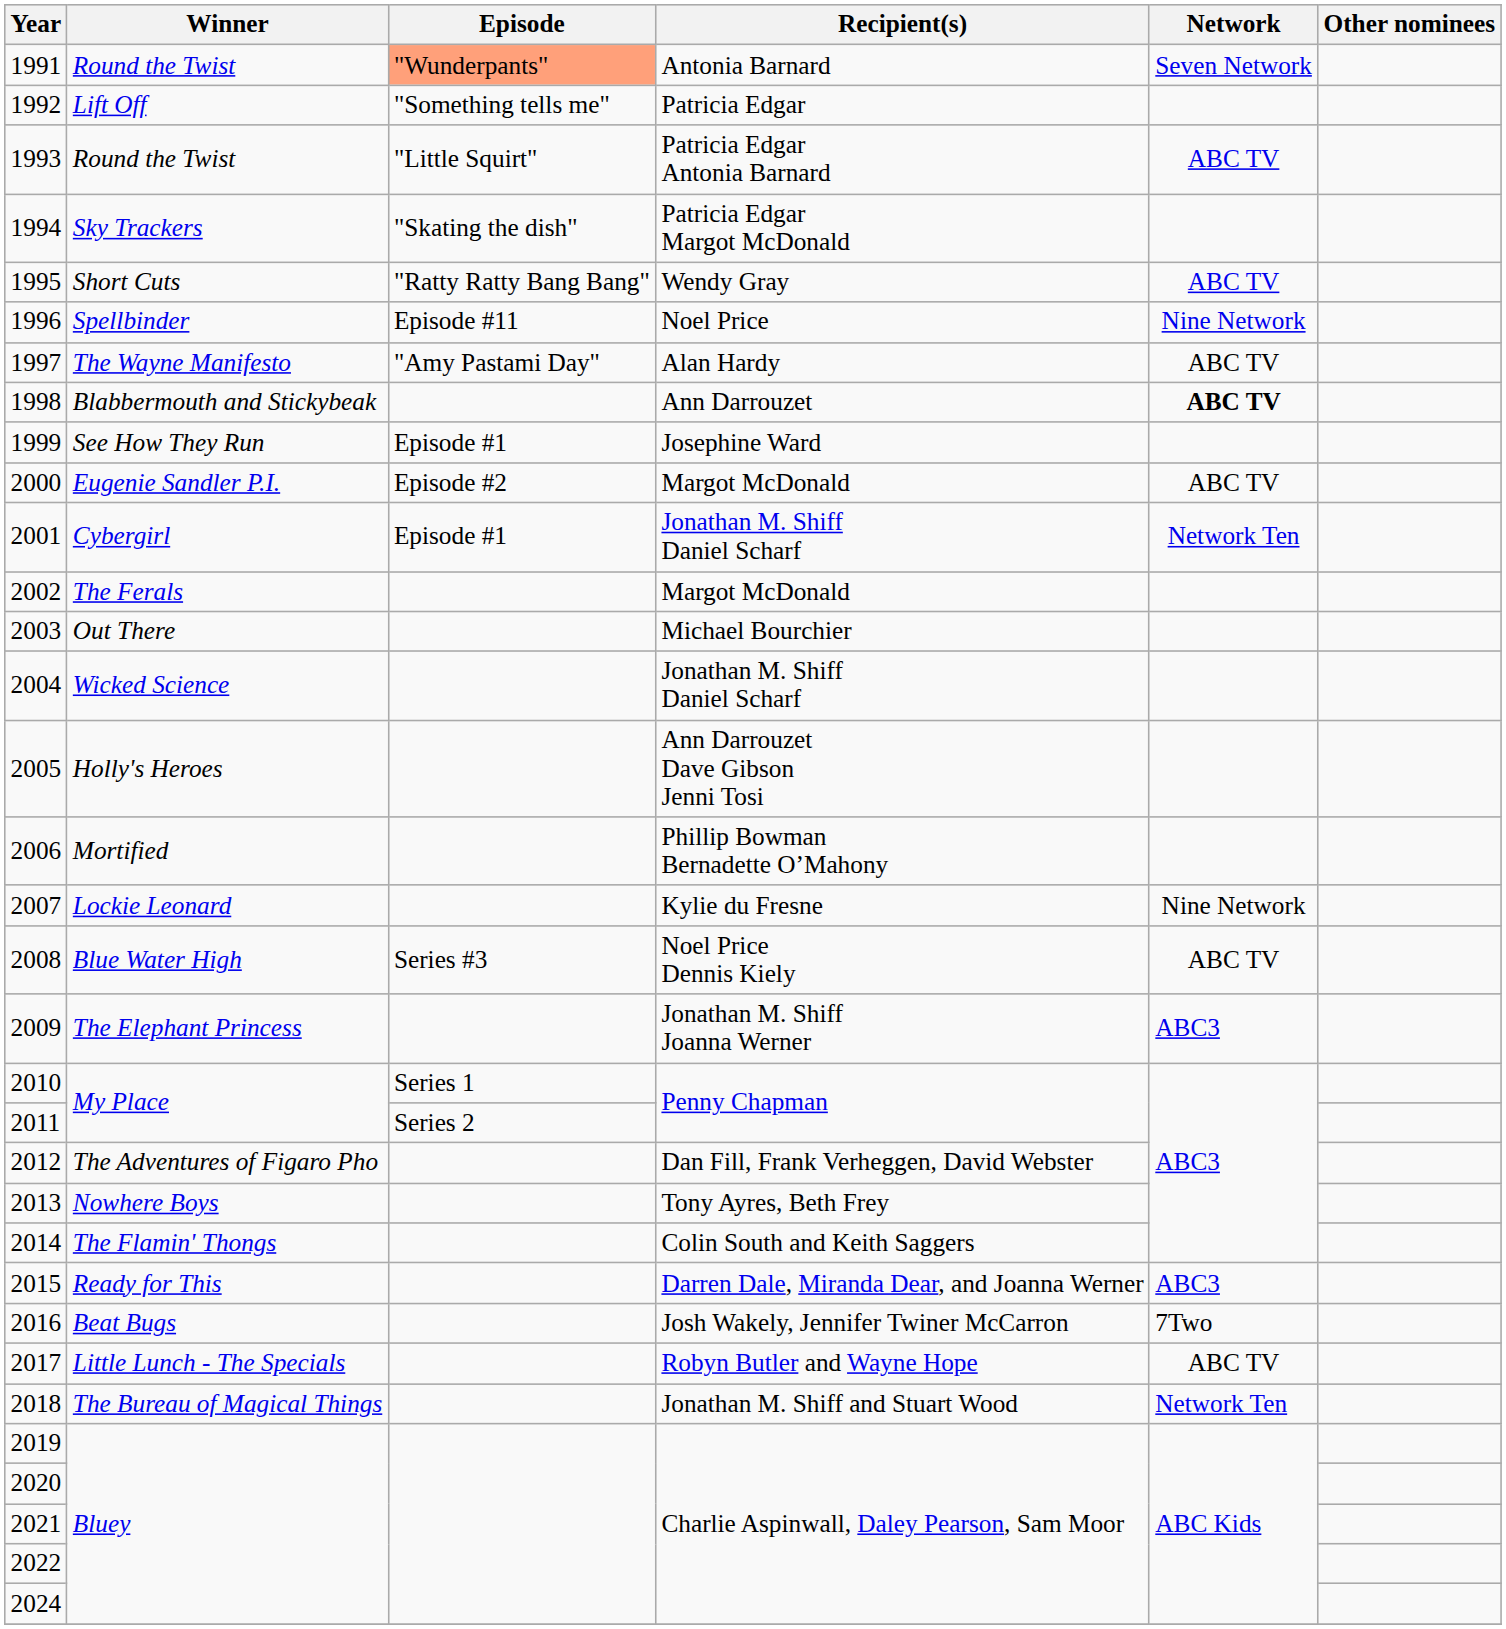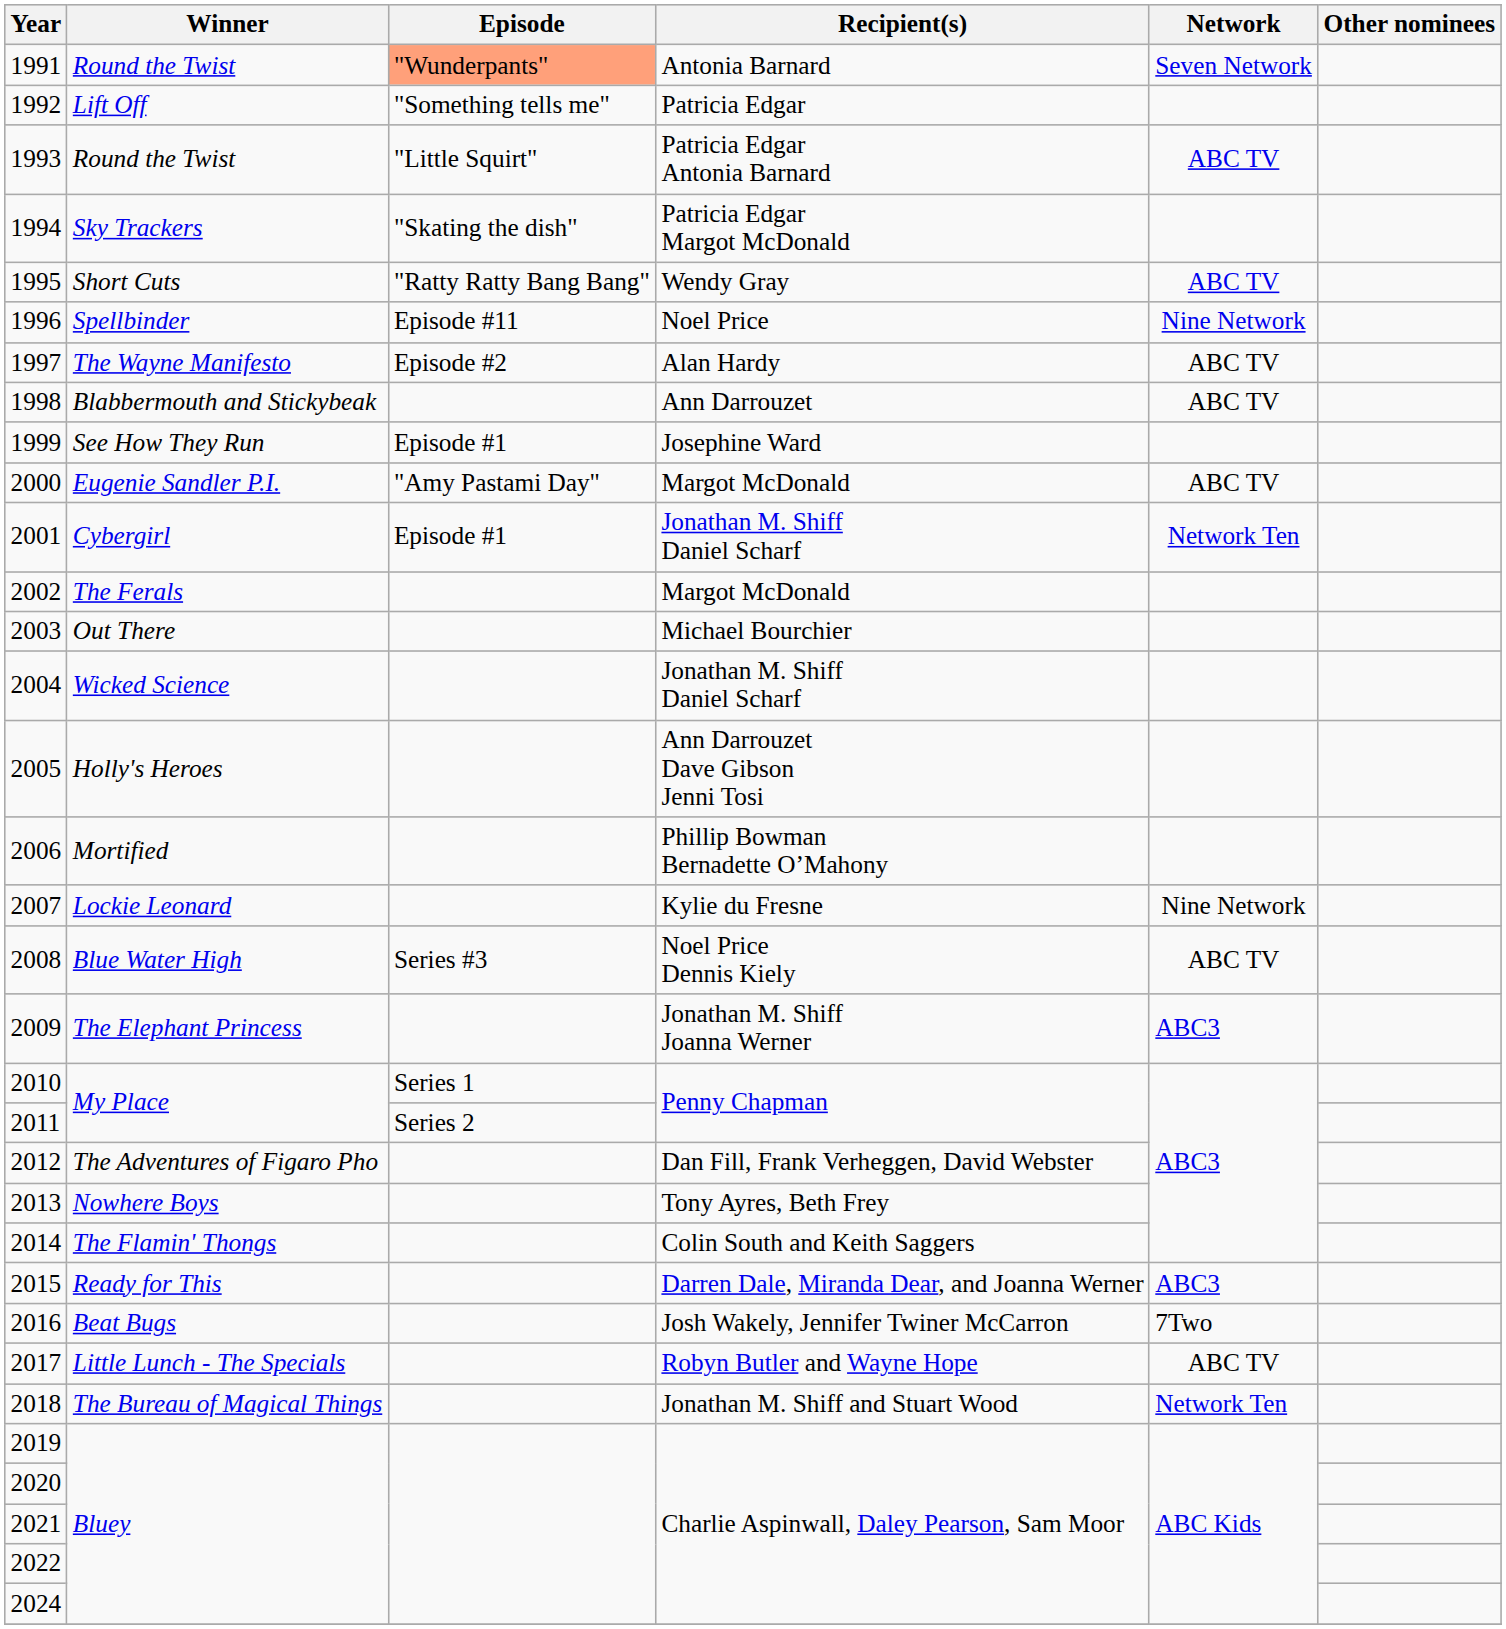(497, 362) "Amy Pastami Day" -> (450, 362) Episode #2
(1234, 402) bold -> (1234, 402) normal
(450, 482) Episode #2 -> (497, 482) "Amy Pastami Day"
